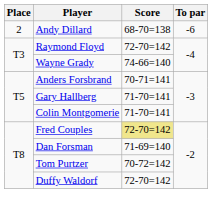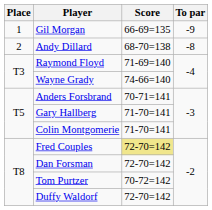+ row: (60, 29)
(190, 29) -6 -> (190, 46) -8
(147, 46) 72-70=142 -> (147, 63) 71-69=140
(147, 146) 71-69=140 -> (147, 163) 72-70=142
